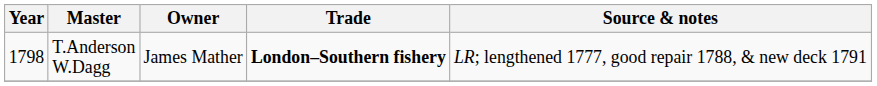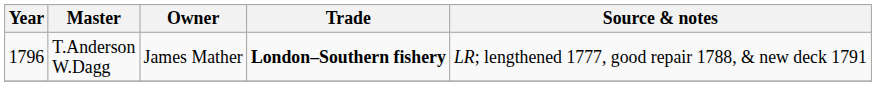(26, 56) 1798 -> (26, 56) 1796
